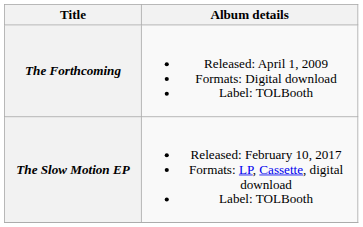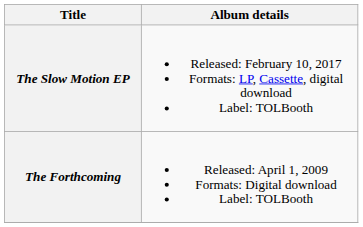rows swapped: (73, 70) <-> (73, 169)
